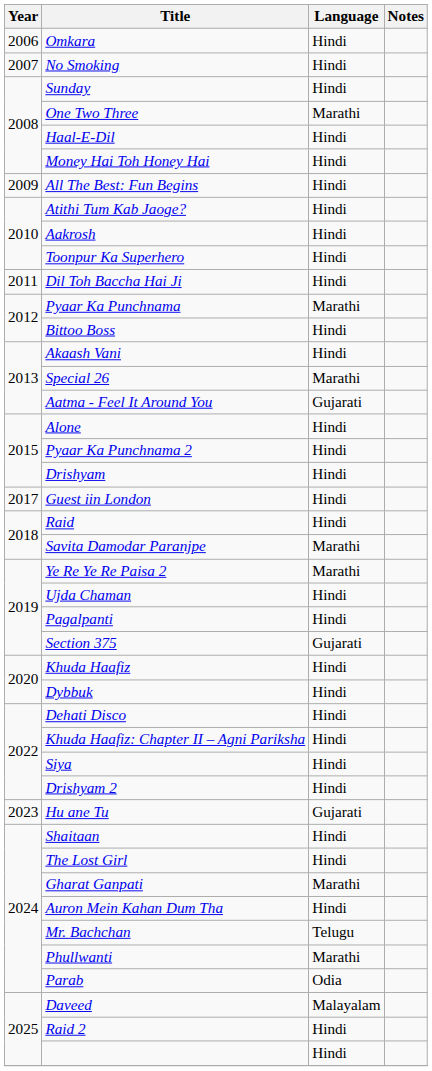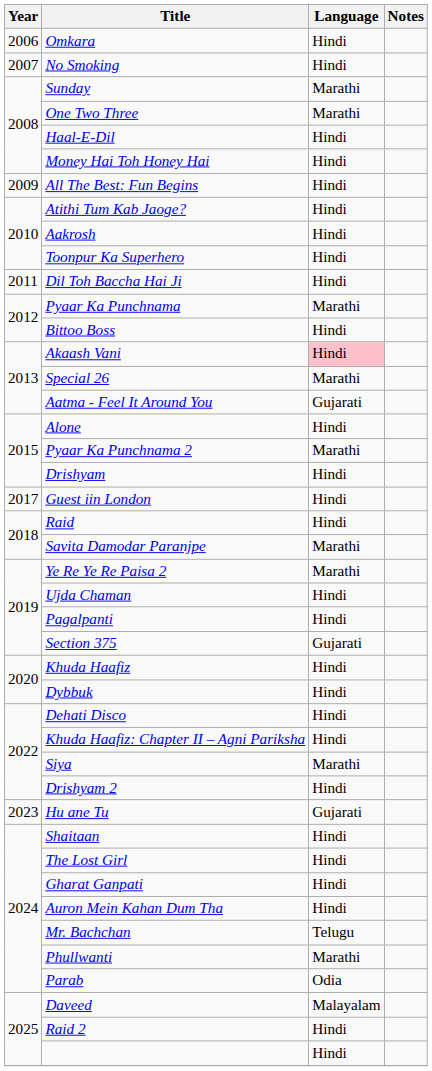(330, 88) Hindi -> (336, 88) Marathi
(330, 354) no background -> (330, 354) pink background
(330, 450) Hindi -> (336, 450) Marathi
(330, 763) Hindi -> (336, 763) Marathi
(336, 884) Marathi -> (330, 884) Hindi
